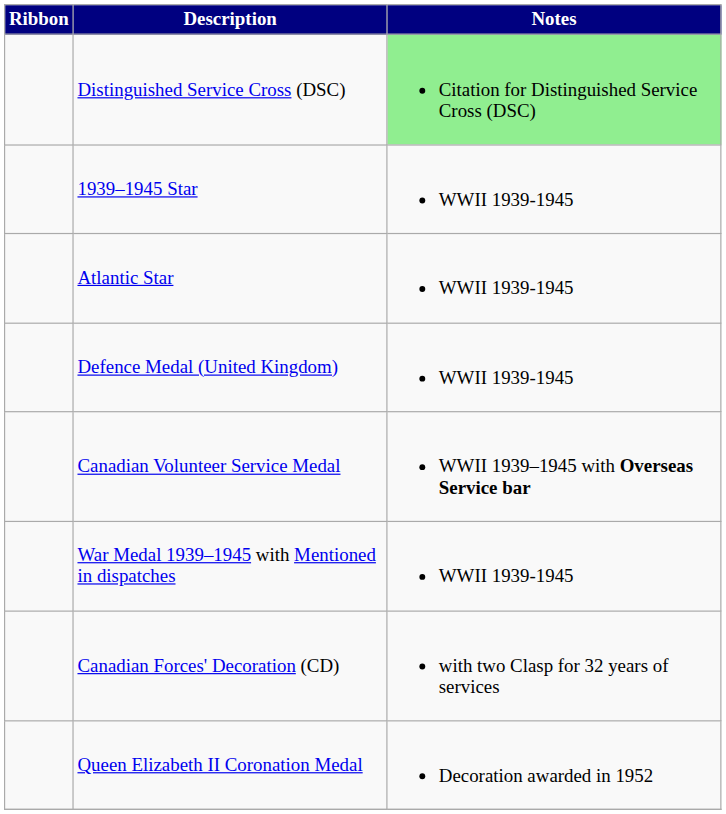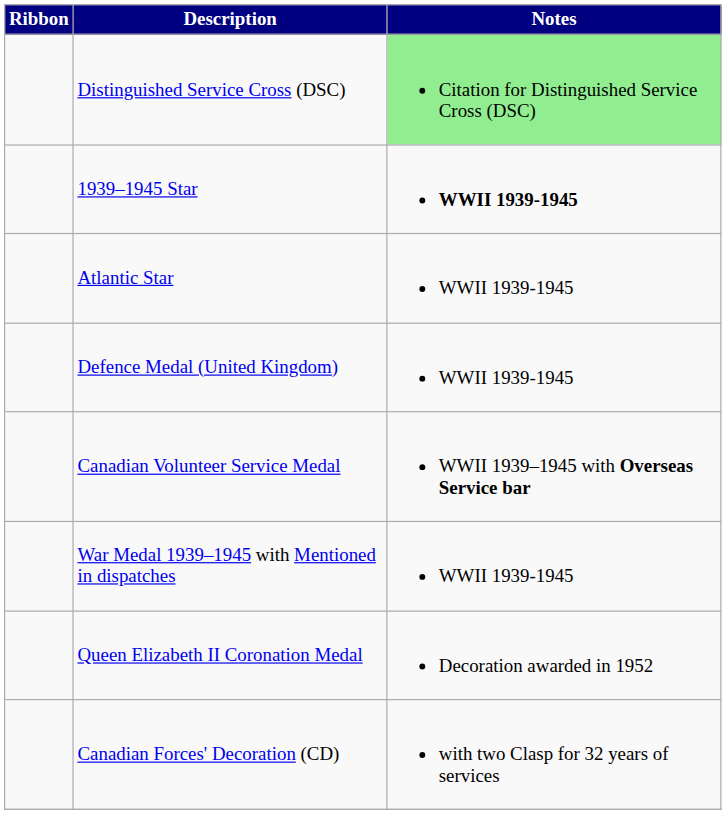(554, 200) normal -> (554, 200) bold
rows swapped: (220, 765) <-> (208, 665)
